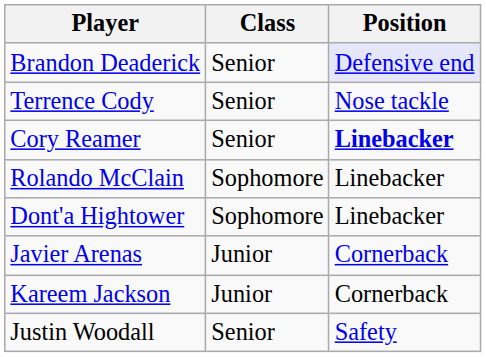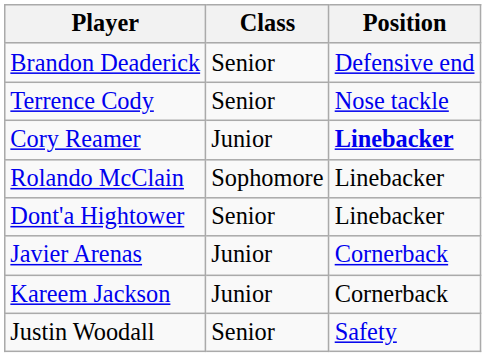(405, 62) lavender background -> (405, 62) no background
(243, 139) Senior -> (242, 139) Junior
(267, 216) Sophomore -> (243, 216) Senior
